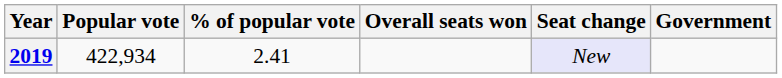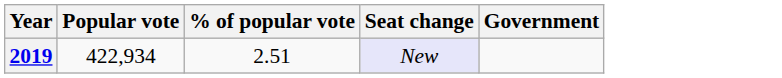- column: (446, 21)
(272, 55) 2.41 -> (272, 55) 2.51
